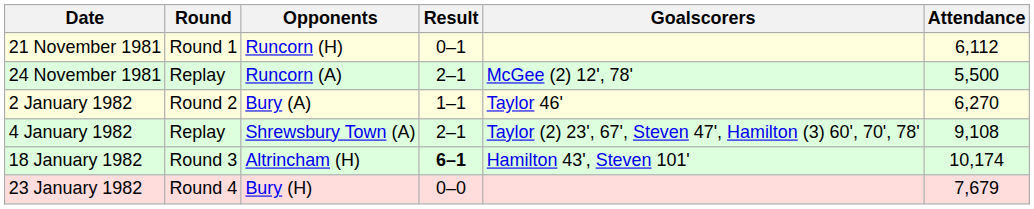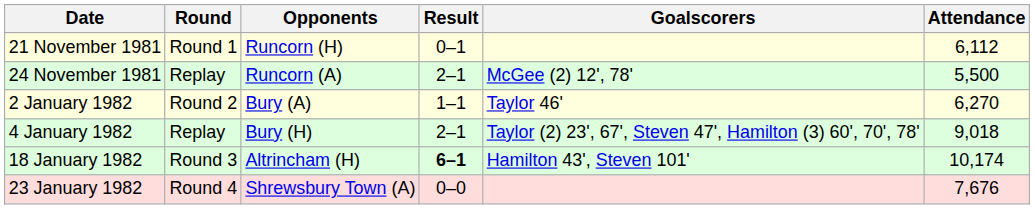(330, 132) Shrewsbury Town (A) -> (279, 132) Bury (H)
(977, 132) 9,108 -> (977, 132) 9,018
(279, 189) Bury (H) -> (330, 189) Shrewsbury Town (A)
(977, 189) 7,679 -> (977, 189) 7,676
